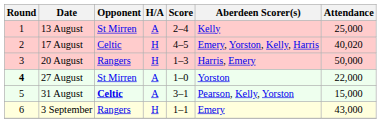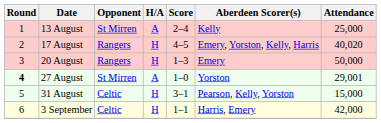(109, 45) Celtic -> (114, 45) Rangers
(227, 61) Harris, Emery -> (211, 61) Emery
(349, 77) 22,000 -> (349, 77) 29,001
(110, 93) bold -> (109, 93) normal
(155, 93) A -> (155, 93) H
(114, 110) Rangers -> (109, 110) Celtic
(211, 110) Emery -> (227, 110) Harris, Emery
(349, 110) 43,000 -> (349, 110) 42,000
